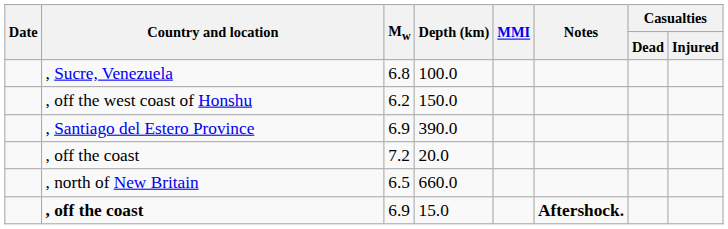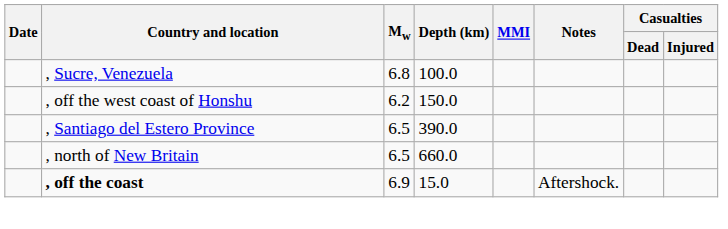(399, 127) 6.9 -> (399, 127) 6.5
- row: (434, 155)
(581, 210) bold -> (579, 182) normal
